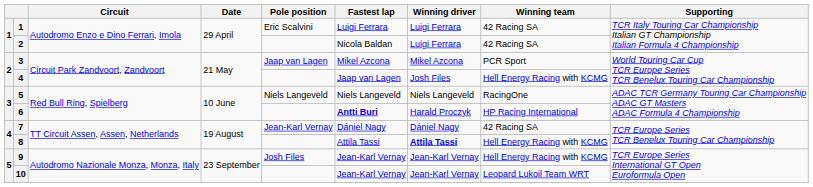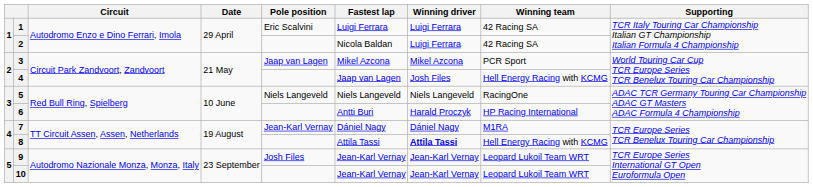(357, 111) bold -> (355, 111) normal
(511, 127) 42 Racing SA -> (496, 127) M1RA
(545, 157) Hell Energy Racing with KCMG -> (536, 157) Leopard Lukoil Team WRT
